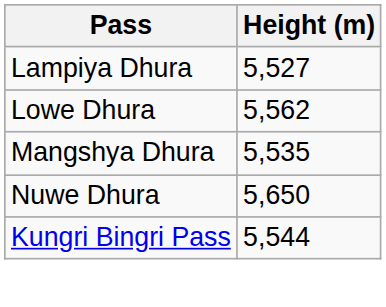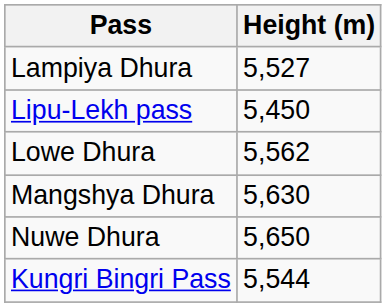+ row: (102, 110)
(277, 152) 5,535 -> (277, 195) 5,630
